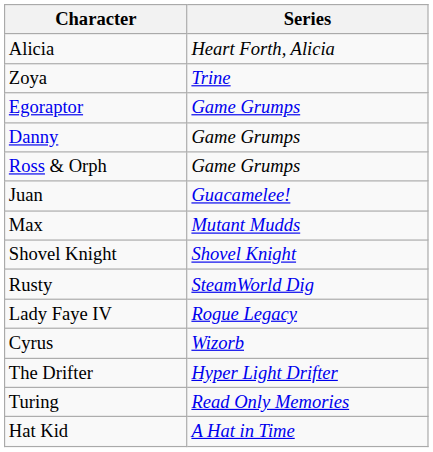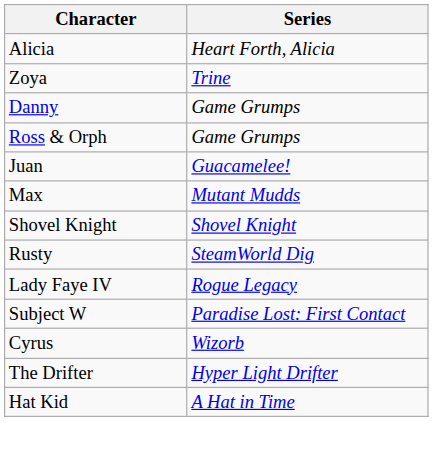- row: (46, 107)
+ row: (48, 313)
- row: (34, 401)
